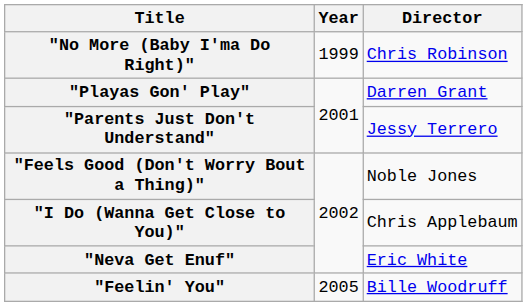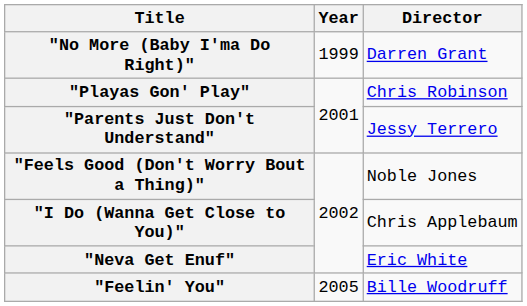(437, 55) Chris Robinson -> (427, 55) Darren Grant
(427, 92) Darren Grant -> (437, 92) Chris Robinson
